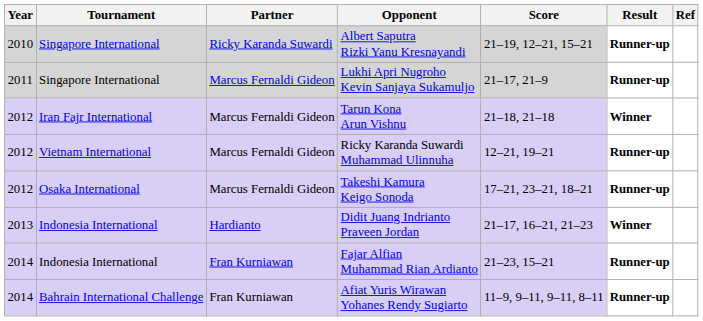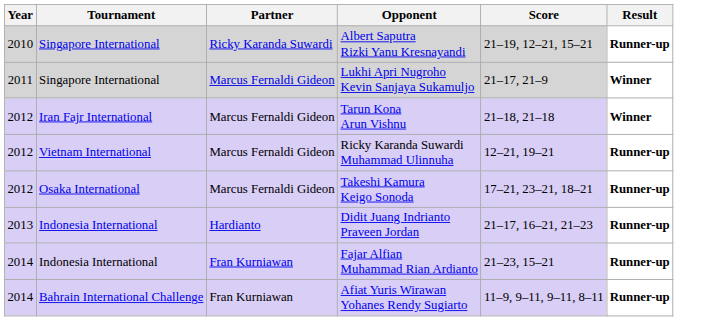- column: (685, 15)
(640, 80) Runner-up -> (631, 80) Winner
(631, 225) Winner -> (640, 225) Runner-up
